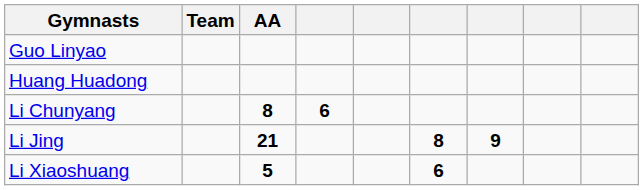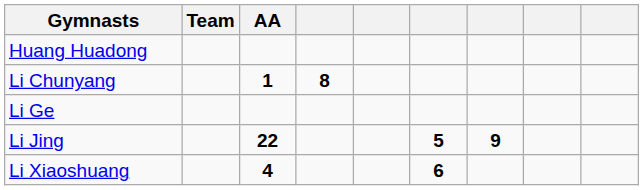- row: (58, 50)
(268, 110) 8 -> (268, 80) 1
(324, 110) 6 -> (324, 80) 8
+ row: (32, 110)
(268, 140) 21 -> (268, 140) 22
(438, 140) 8 -> (438, 140) 5
(268, 170) 5 -> (268, 170) 4
